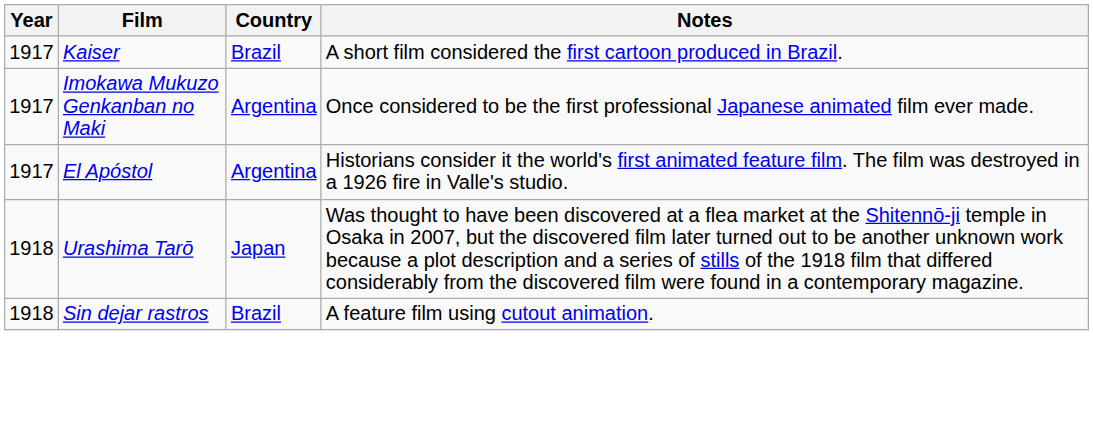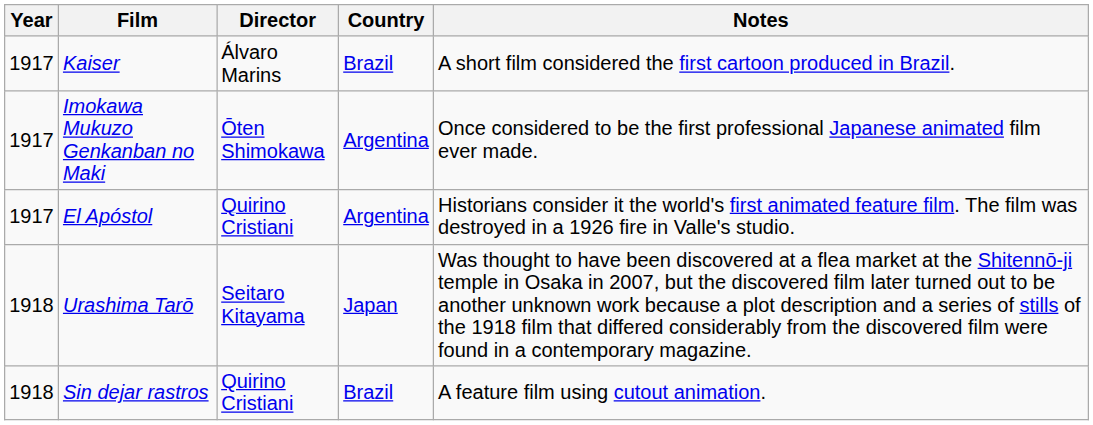+ column: (278, 20)
